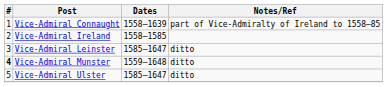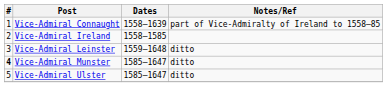(145, 50) 1585–1647 -> (145, 50) 1559–1648
(145, 62) 1559–1648 -> (145, 62) 1585–1647
